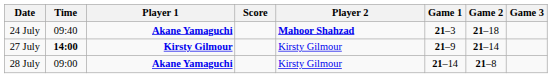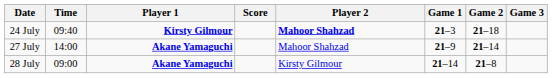(192, 30) Akane Yamaguchi -> (198, 30) Kirsty Gilmour
(66, 47) bold -> (66, 47) normal
(198, 47) Kirsty Gilmour -> (192, 47) Akane Yamaguchi
(310, 47) Kirsty Gilmour -> (313, 47) Mahoor Shahzad
